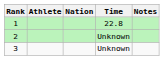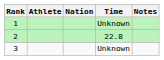(114, 23) 22.8 -> (114, 23) Unknown
(114, 36) Unknown -> (114, 36) 22.8
